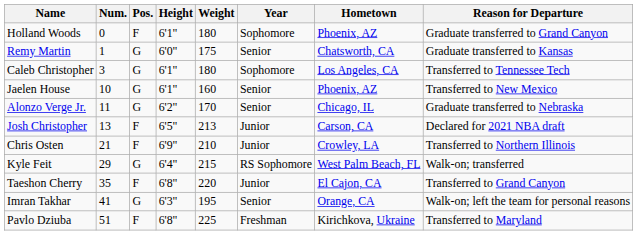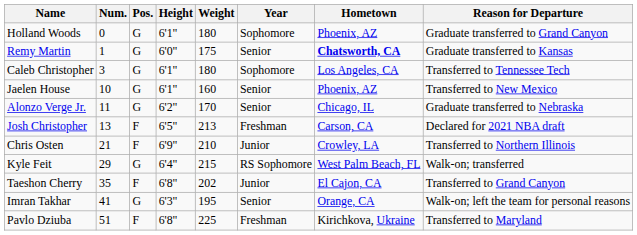(136, 32) F -> (137, 32) G
(356, 51) normal -> (359, 51) bold
(255, 126) Junior -> (263, 126) Freshman
(207, 182) 220 -> (207, 182) 202
